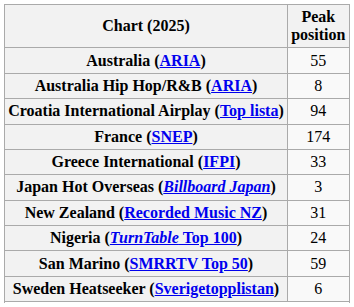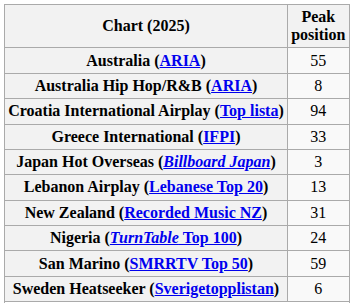- row: (146, 136)
+ row: (146, 187)
